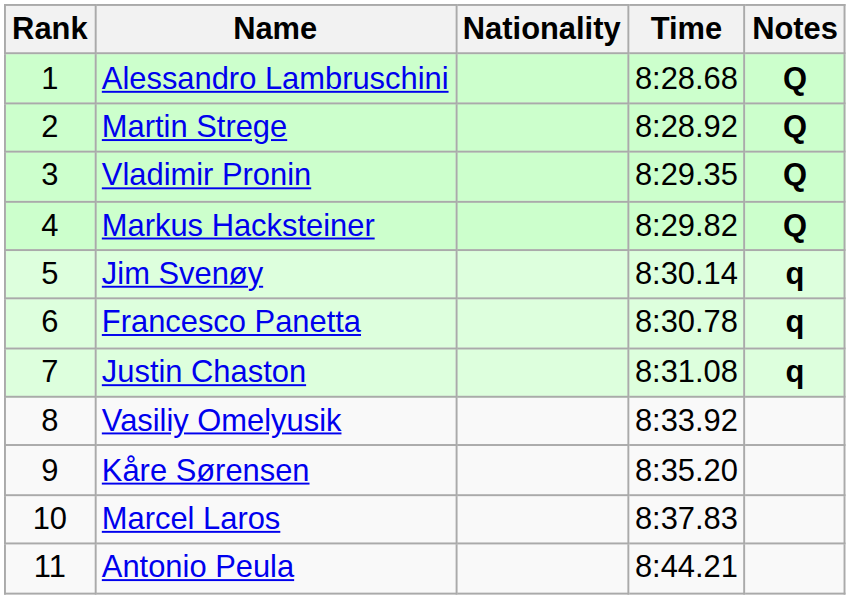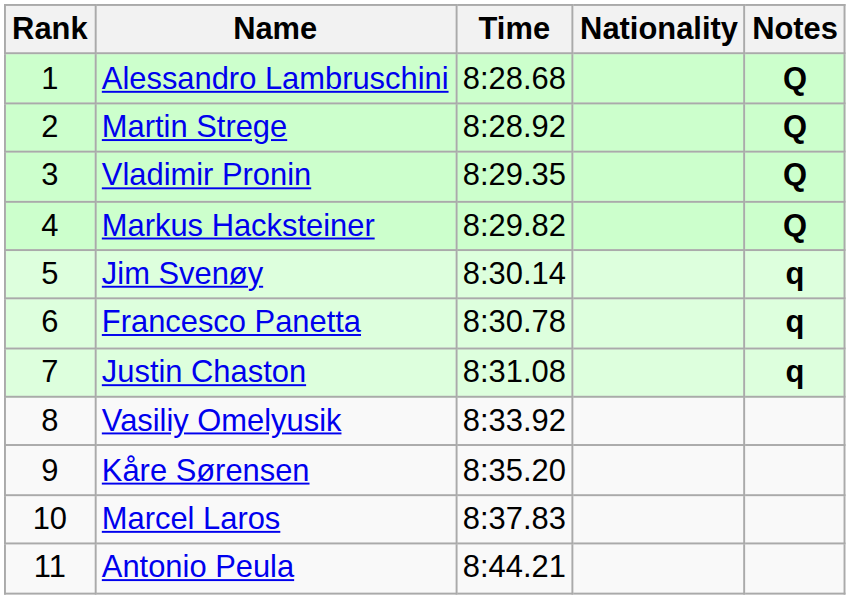columns swapped: (542, 28) <-> (686, 28)
